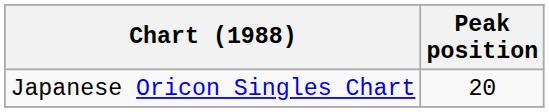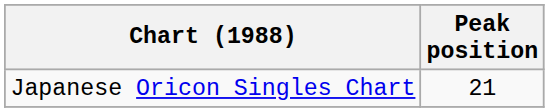(482, 89) 20 -> (482, 89) 21
